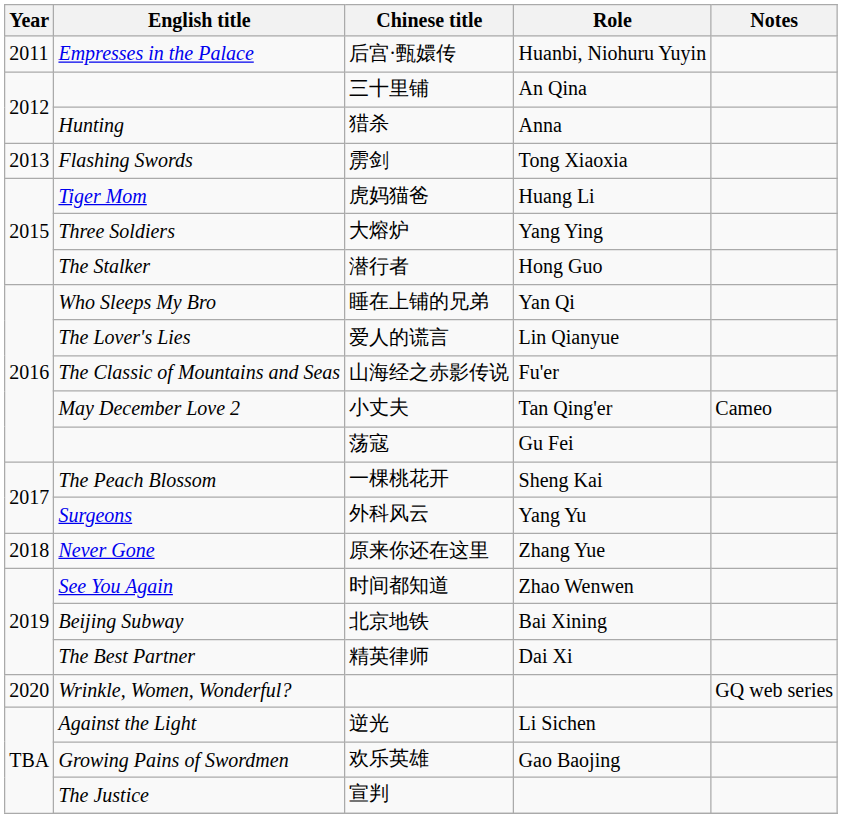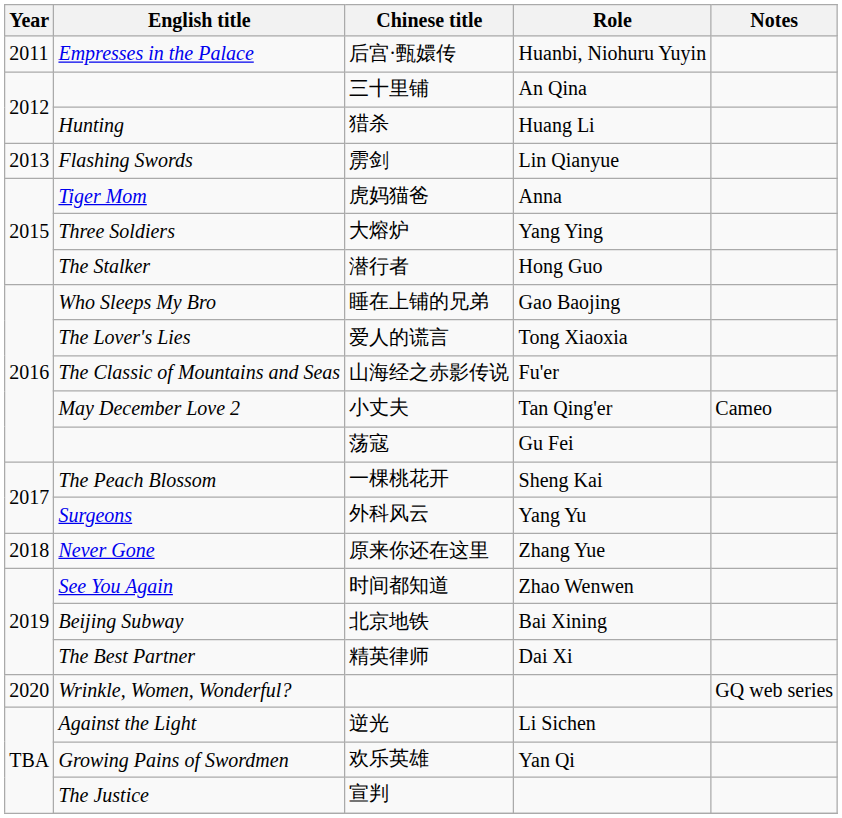(540, 124) Anna -> (557, 124) Huang Li
(573, 160) Tong Xiaoxia -> (569, 160) Lin Qianyue
(557, 195) Huang Li -> (540, 195) Anna
(547, 302) Yan Qi -> (569, 302) Gao Baojing
(569, 337) Lin Qianyue -> (573, 337) Tong Xiaoxia
(569, 759) Gao Baojing -> (547, 759) Yan Qi
